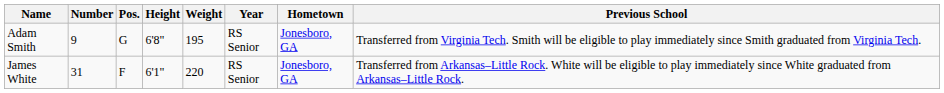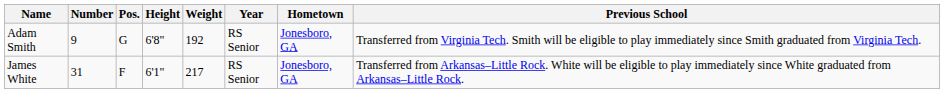(195, 39) 195 -> (195, 39) 192
(195, 72) 220 -> (195, 72) 217
